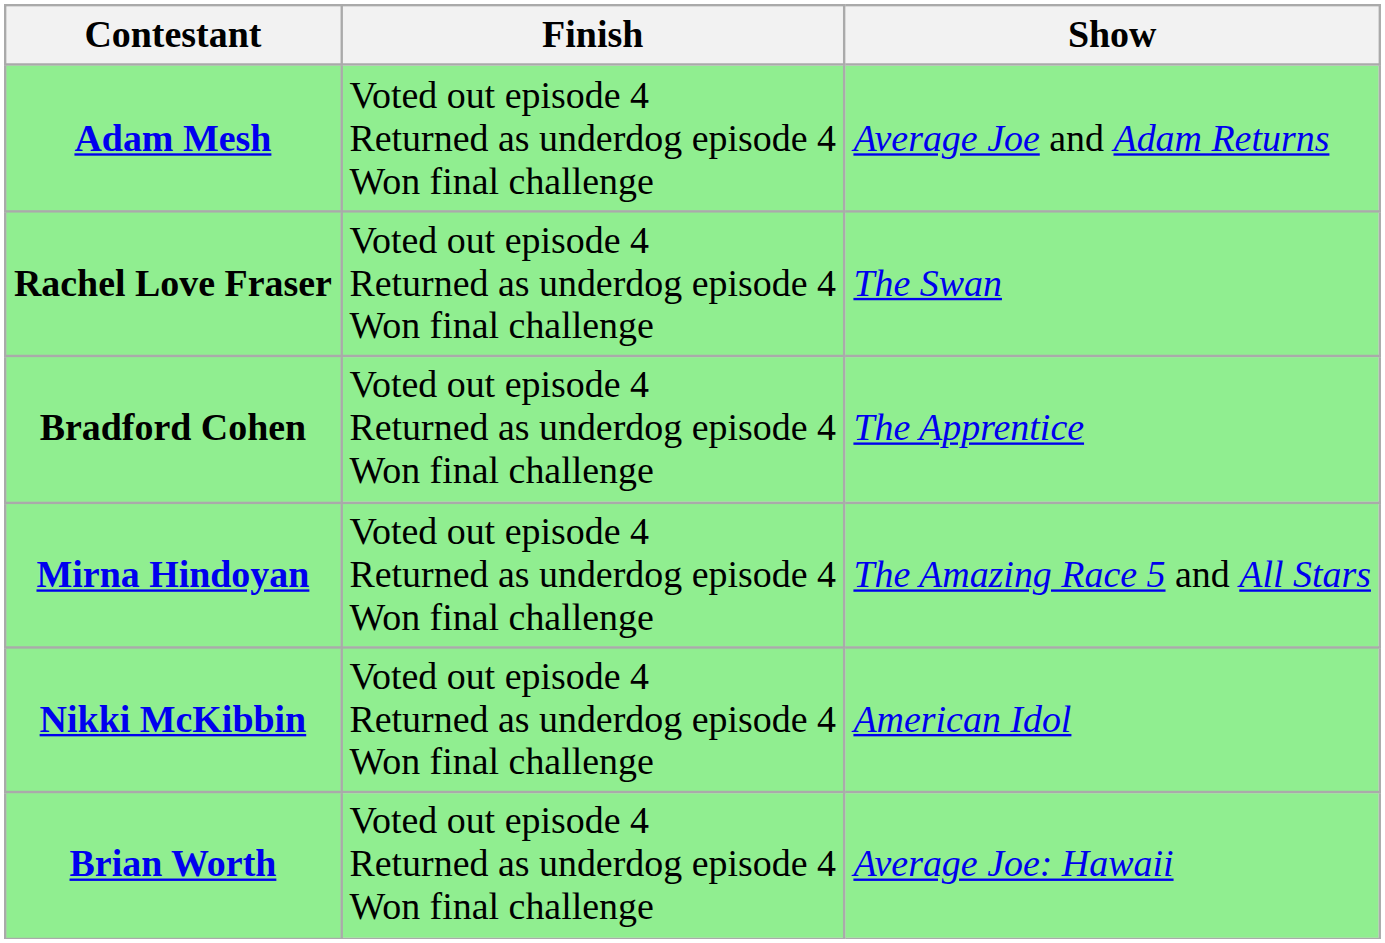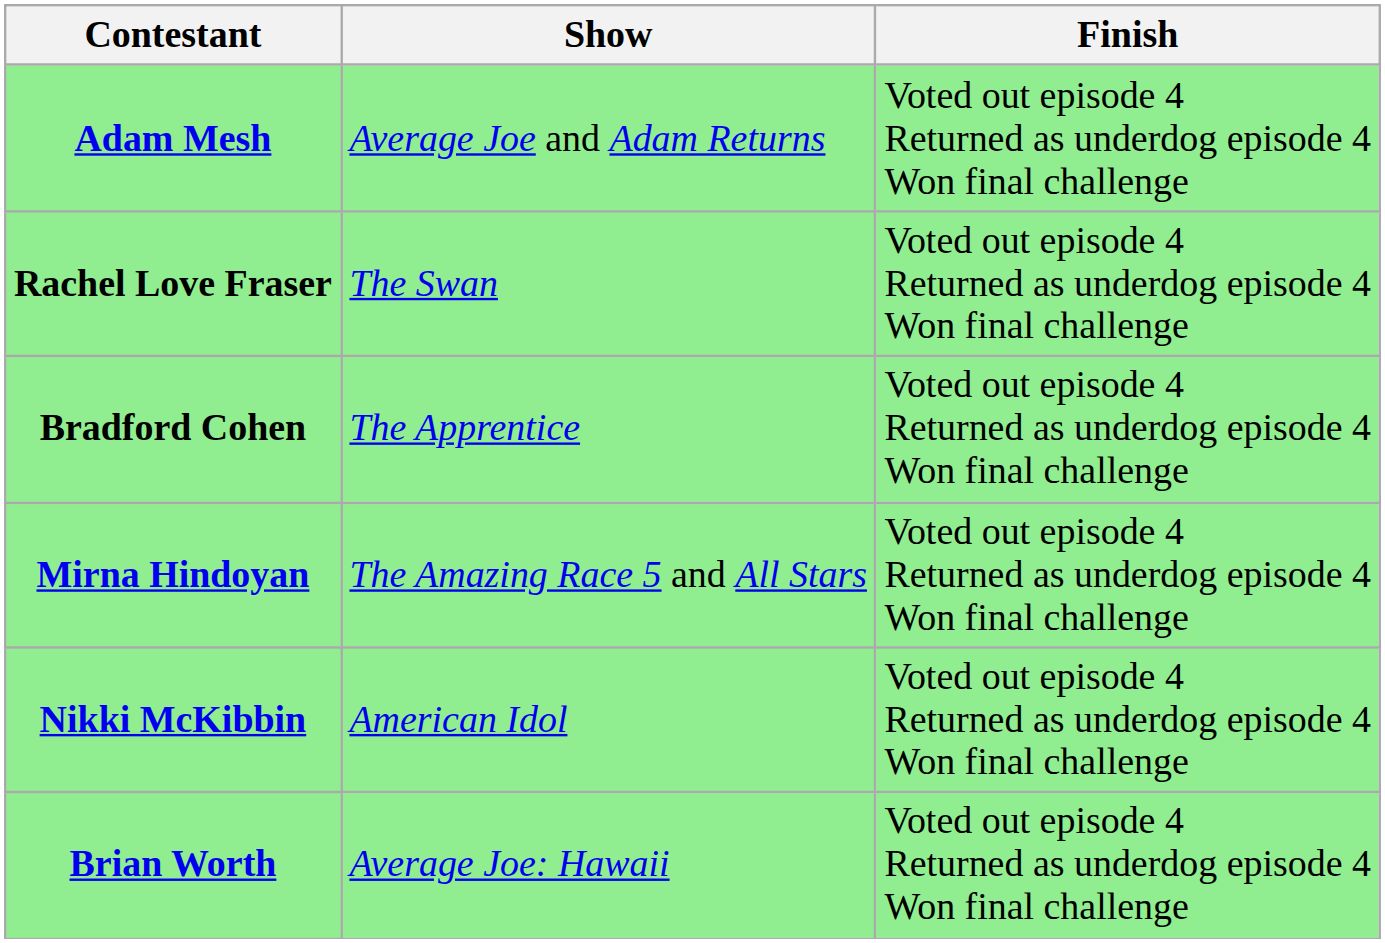columns swapped: (1112, 34) <-> (593, 34)
